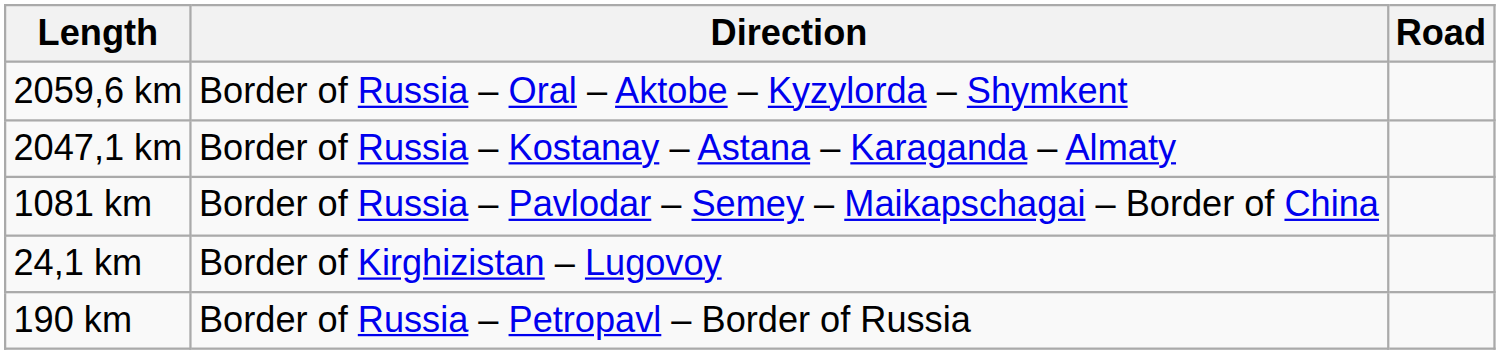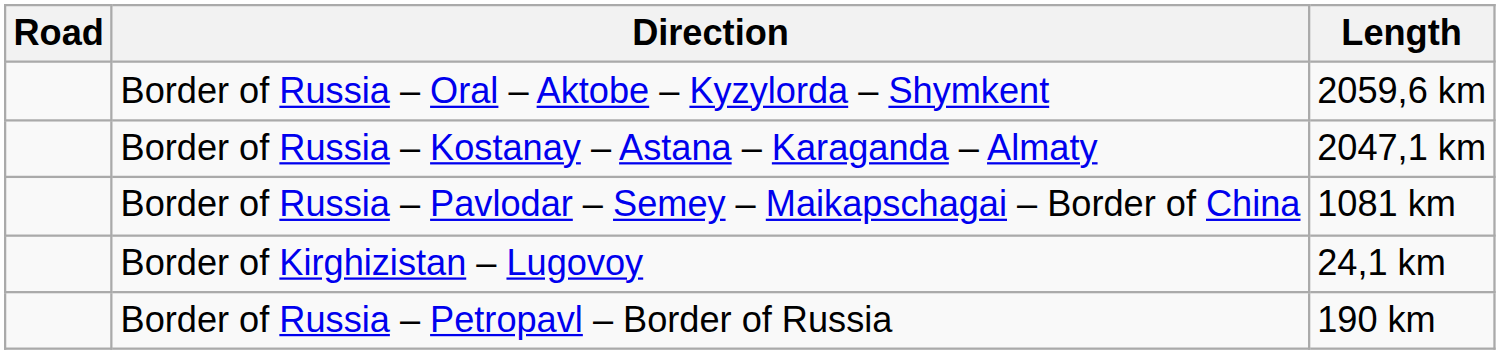columns swapped: (1441, 33) <-> (98, 33)
